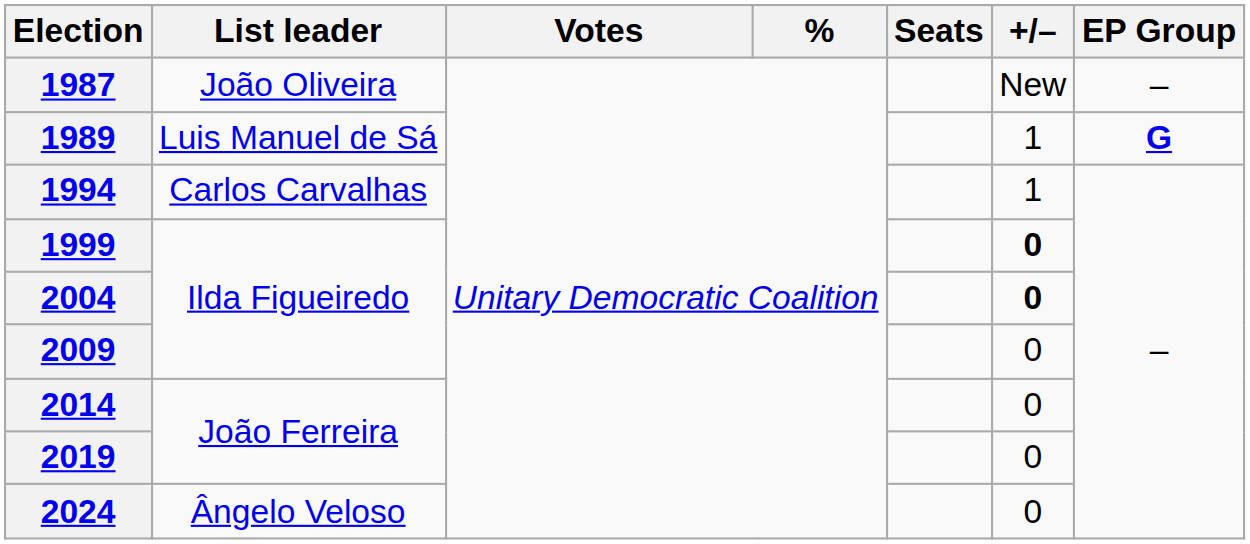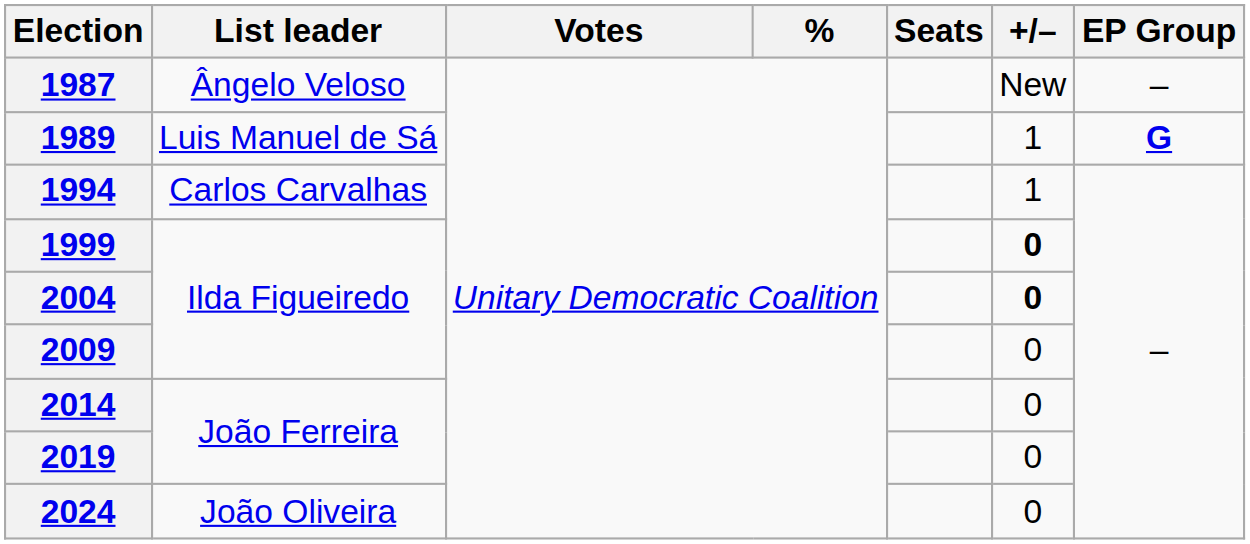(298, 84) João Oliveira -> (298, 84) Ângelo Veloso
(298, 510) Ângelo Veloso -> (298, 510) João Oliveira
